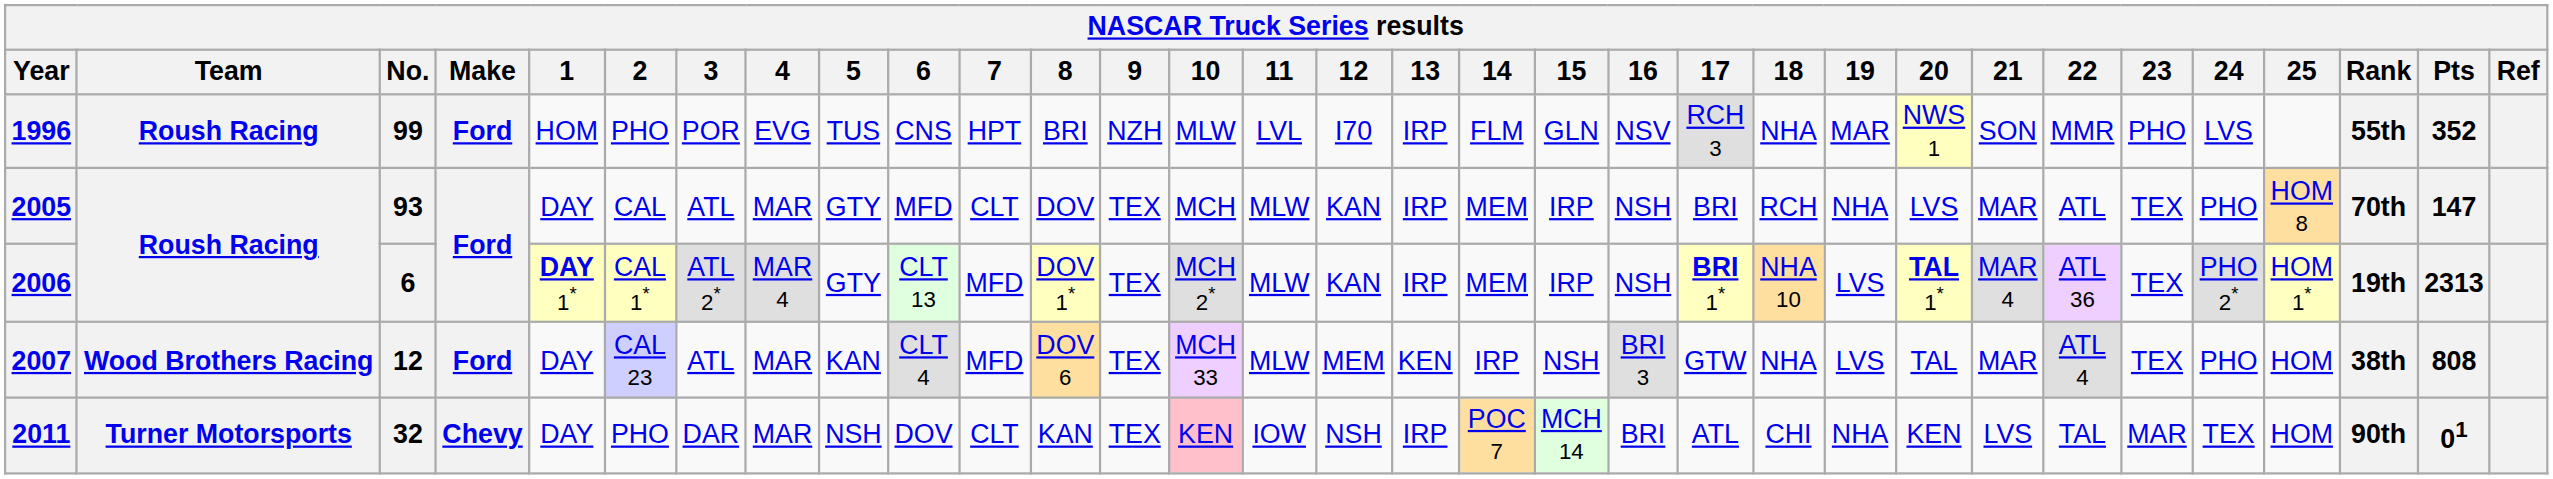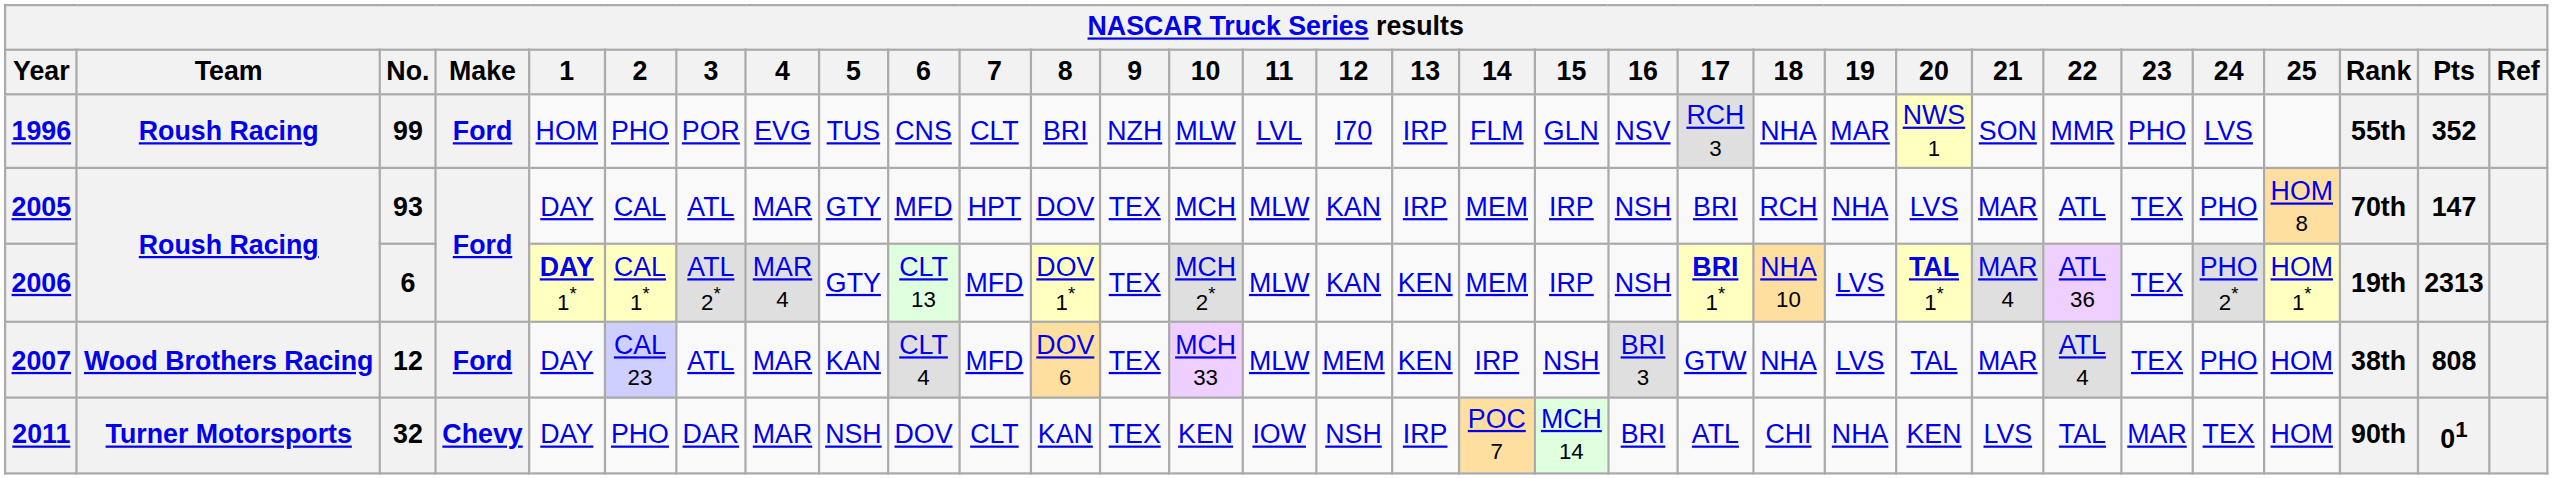(994, 131) HPT -> (994, 131) CLT
(994, 206) CLT -> (994, 206) HPT
(1425, 283) IRP -> (1425, 283) KEN
(1206, 435) pink background -> (1206, 435) no background
